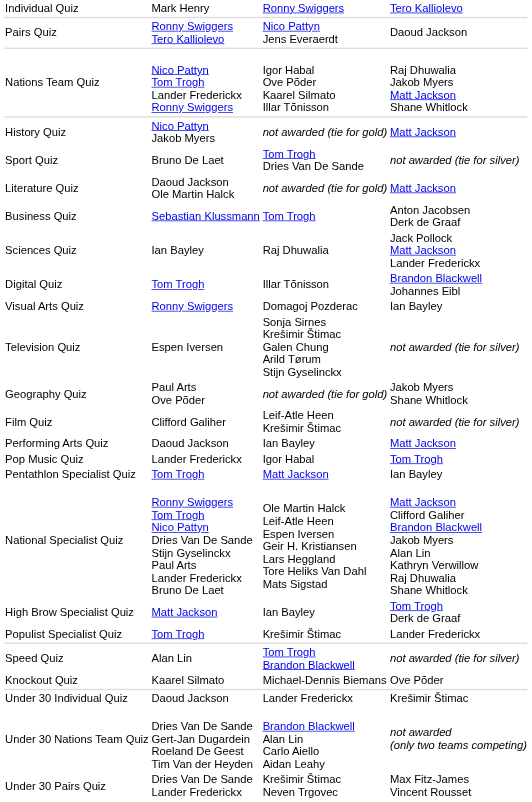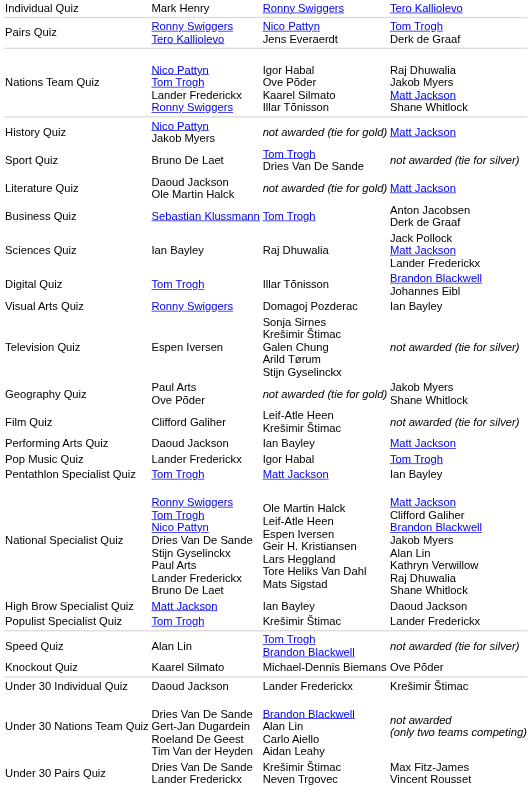(429, 33) Daoud Jackson -> (425, 33) Tom Trogh Derk de Graaf
(425, 612) Tom Trogh Derk de Graaf -> (429, 606) Daoud Jackson
